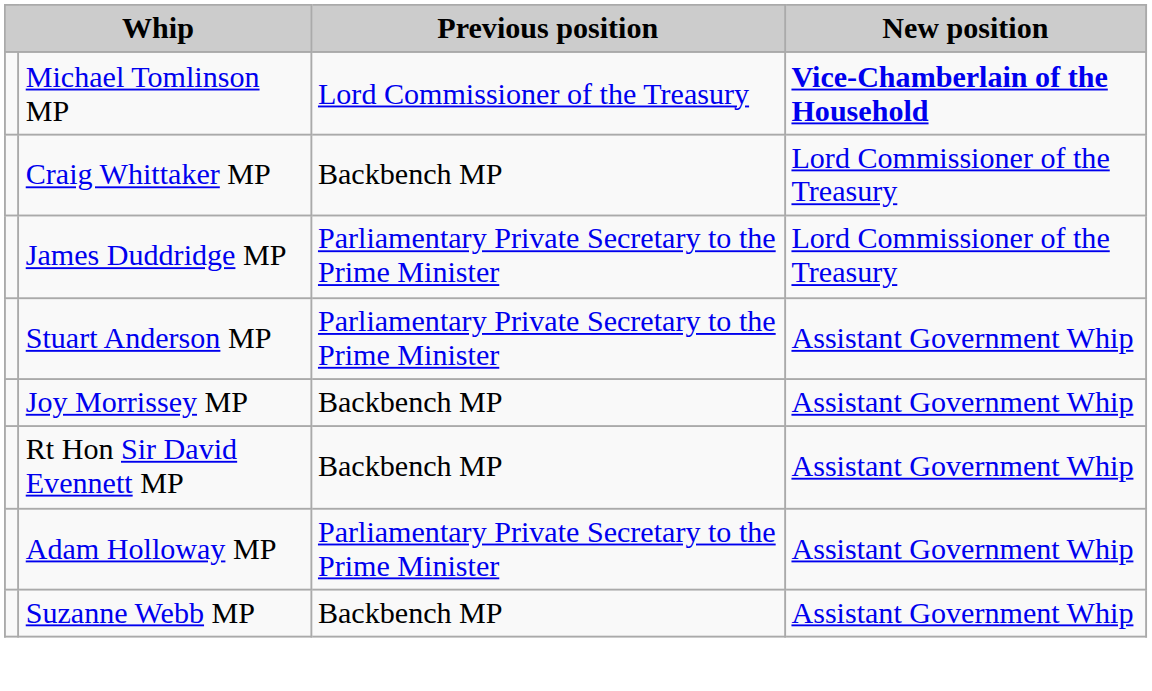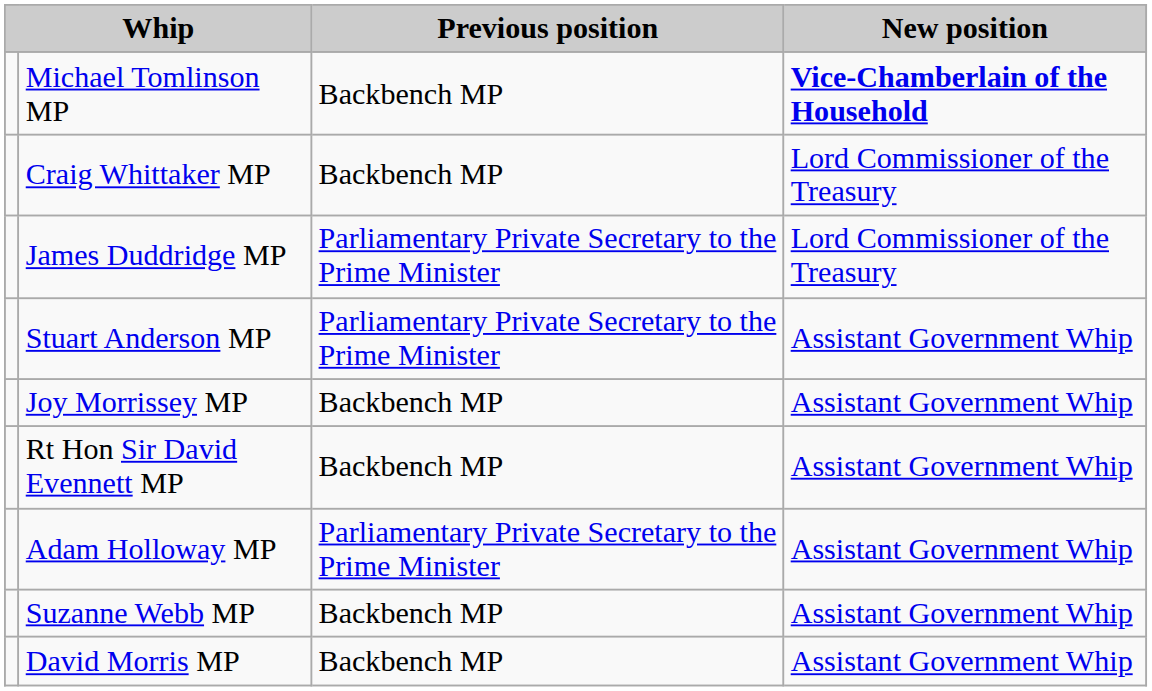(534, 92) Lord Commissioner of the Treasury -> (411, 92) Backbench MP
+ row: (133, 660)
